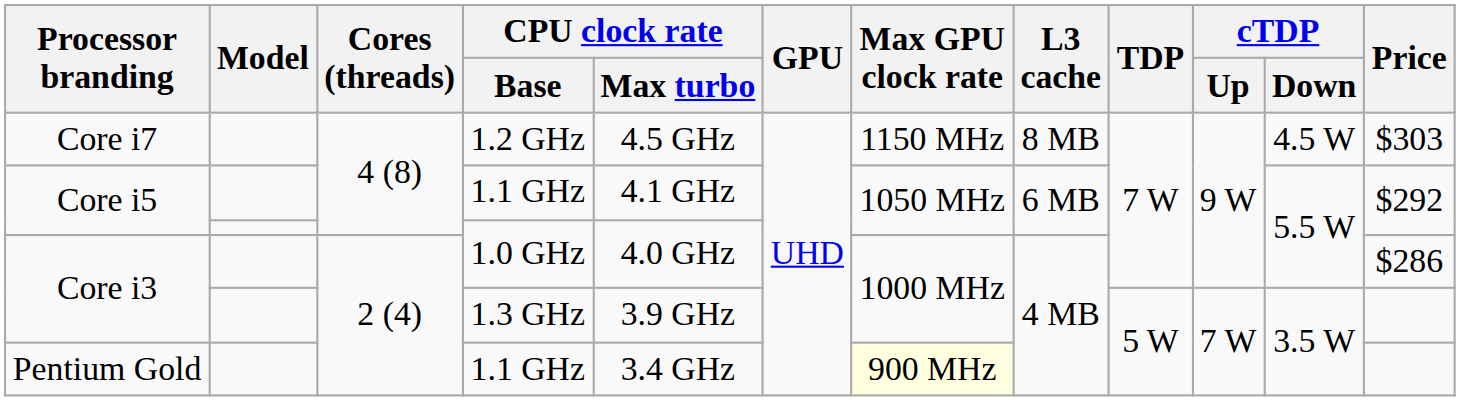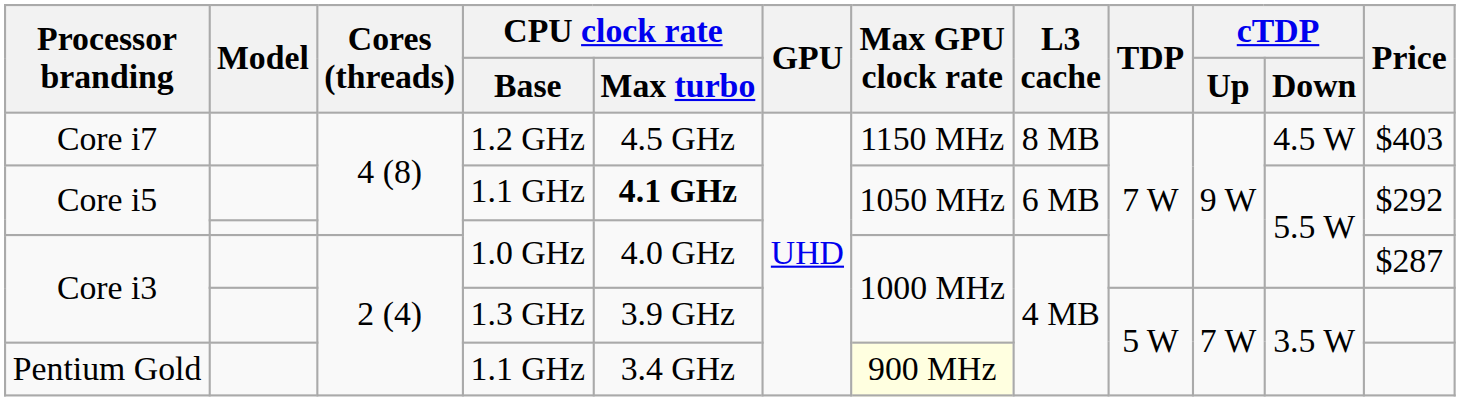(1409, 138) $303 -> (1409, 138) $403
(678, 191) normal -> (678, 191) bold
(1409, 260) $286 -> (1409, 260) $287
